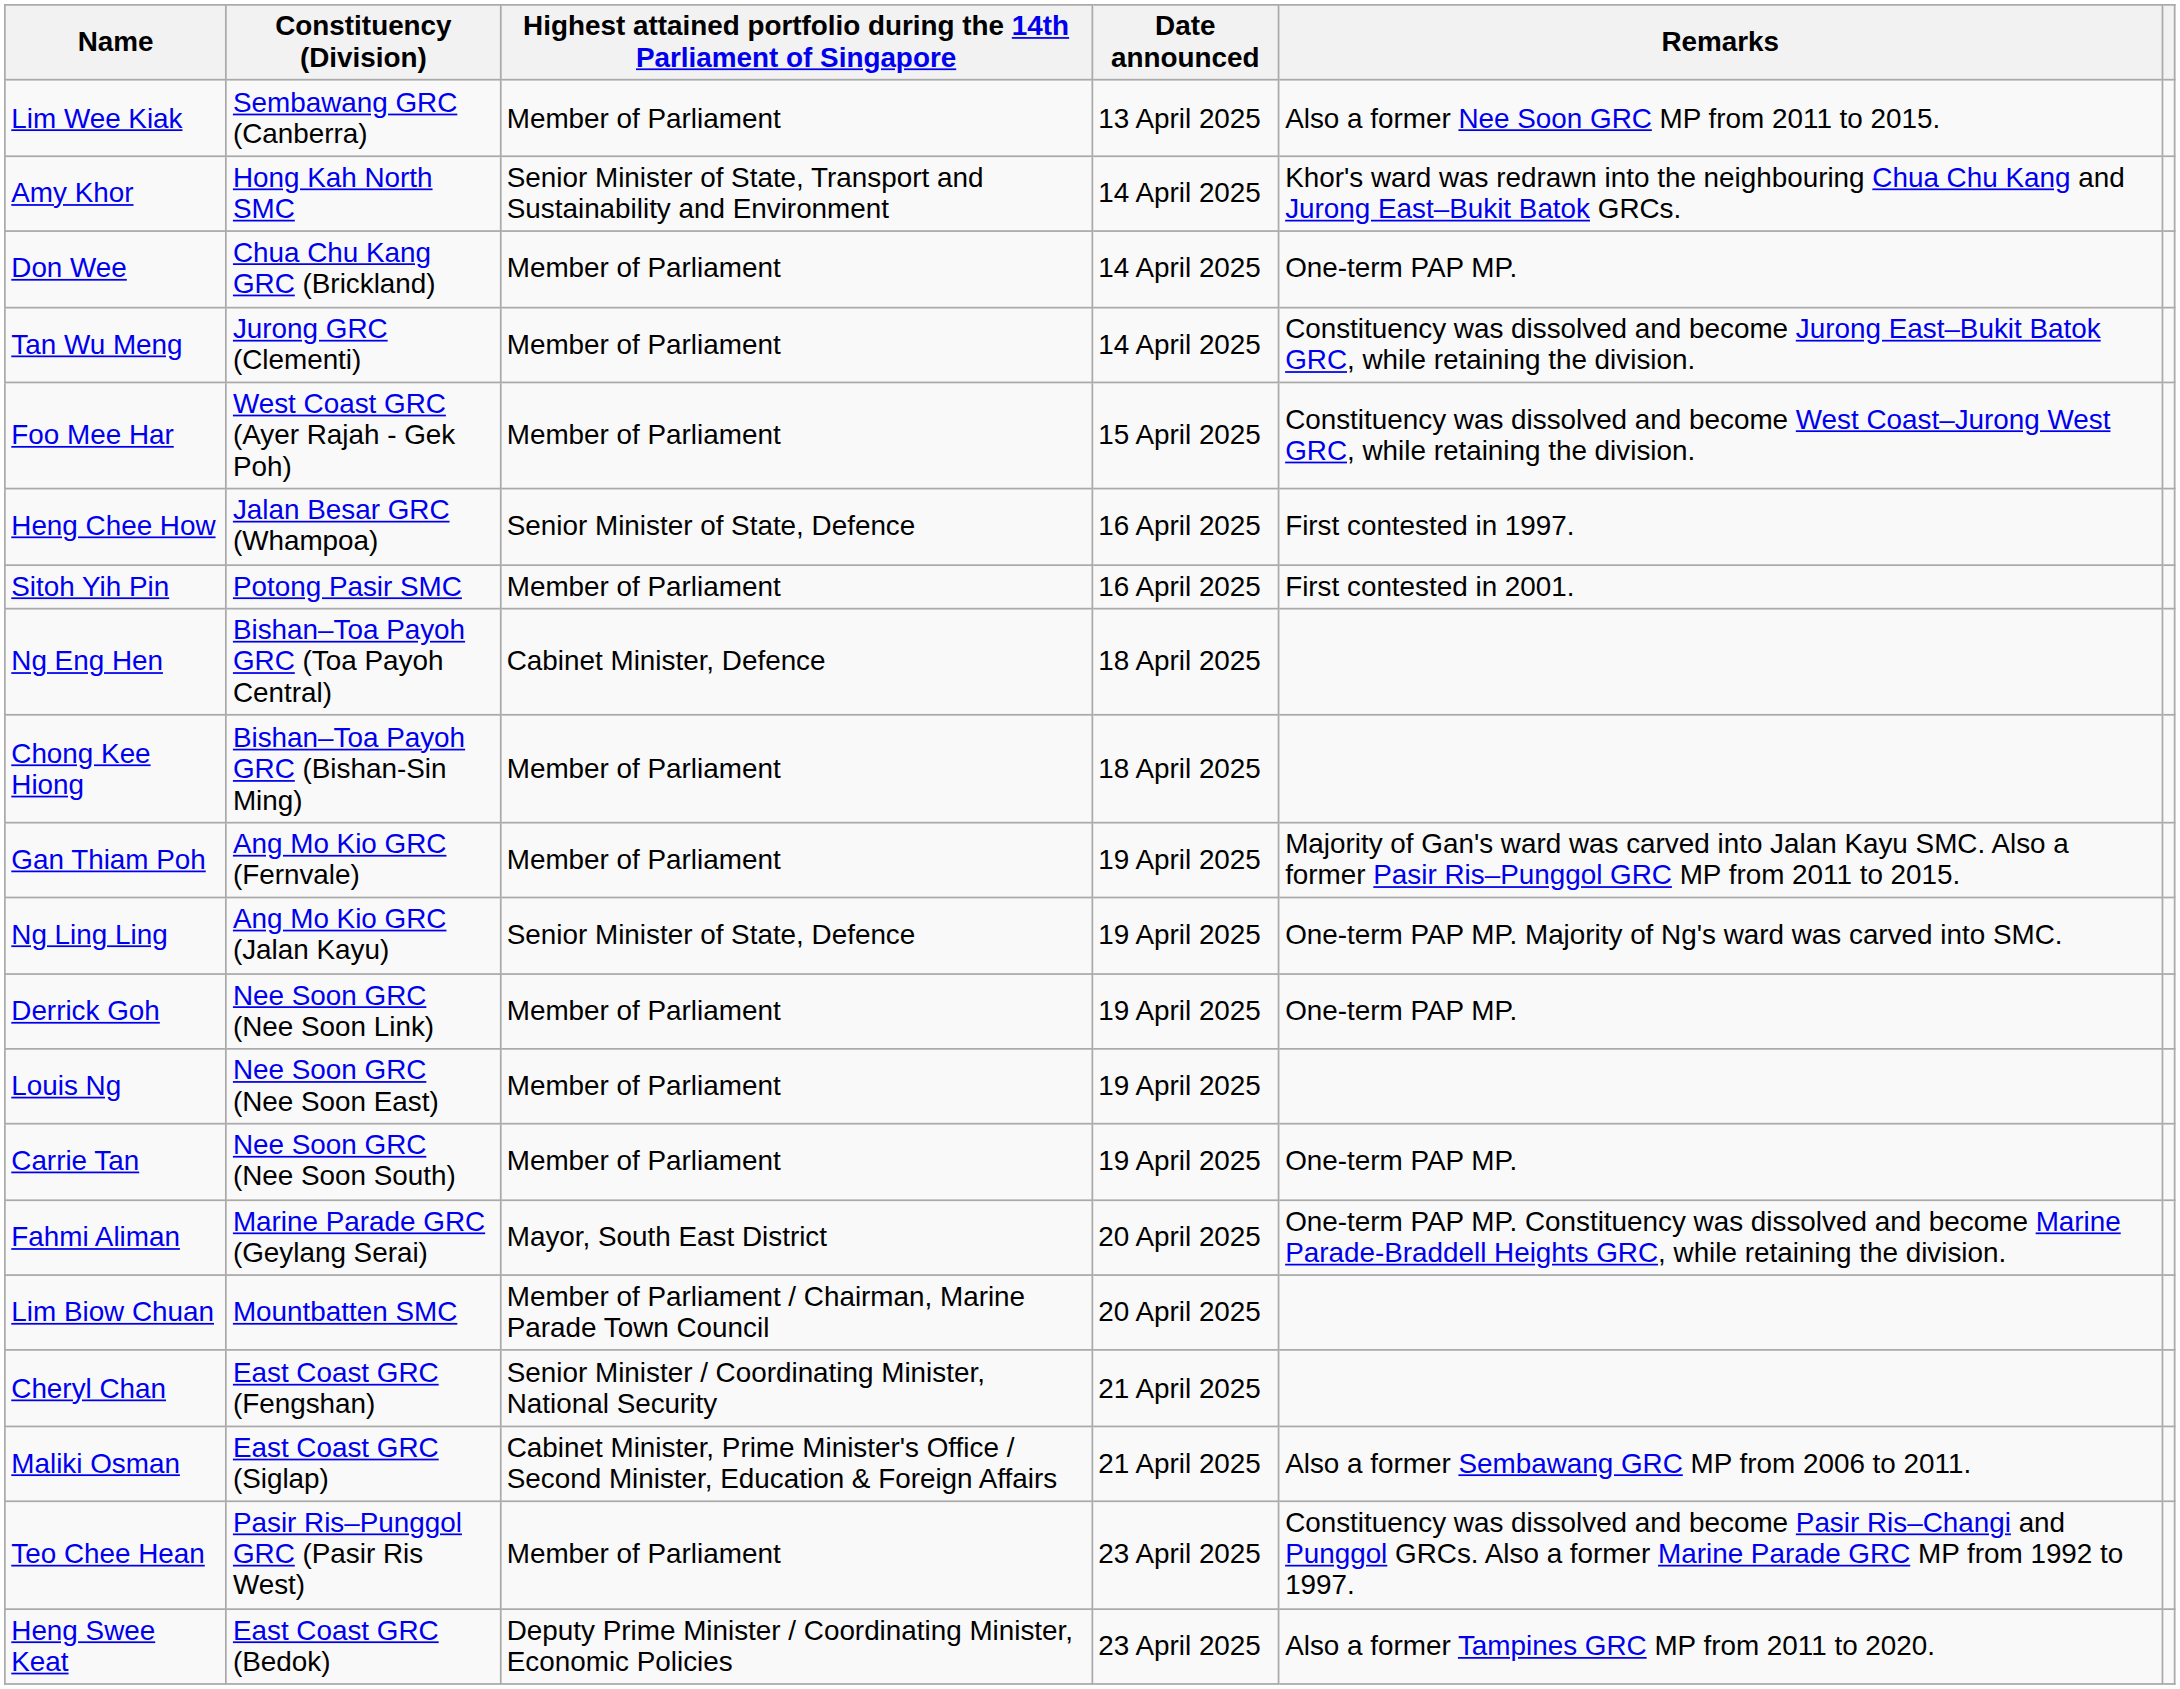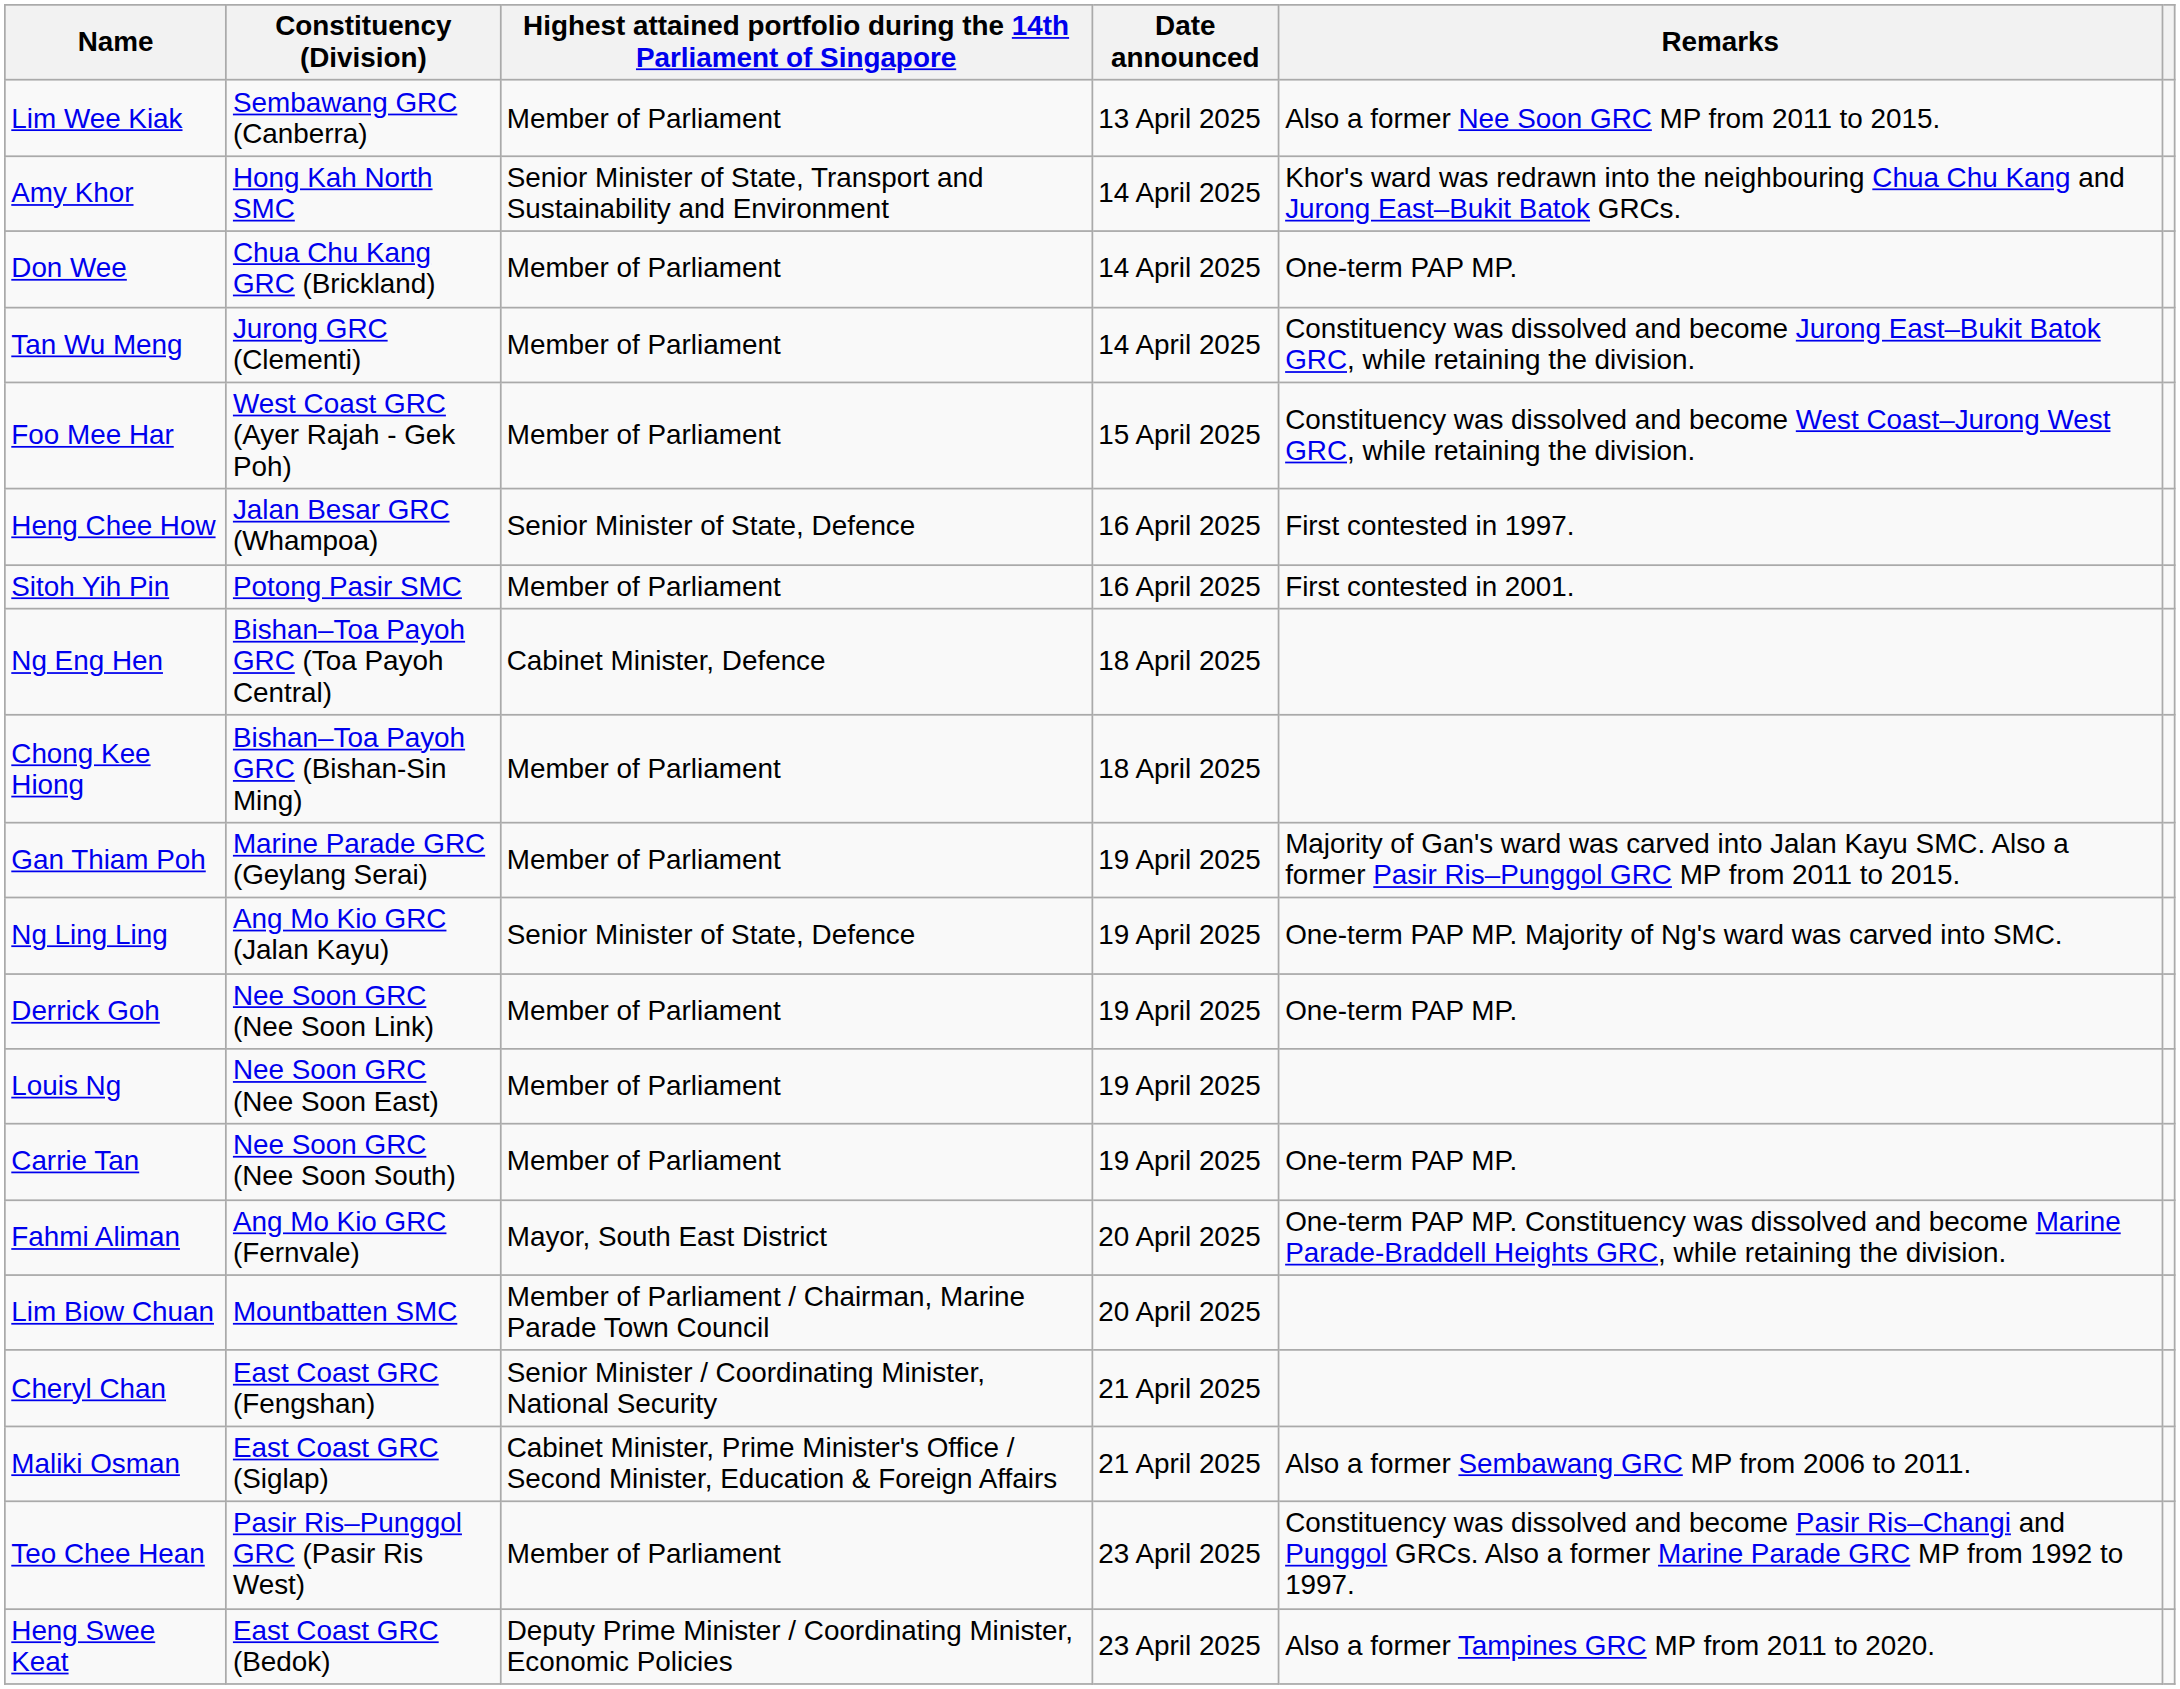(340, 859) Ang Mo Kio GRC (Fernvale) -> (359, 859) Marine Parade GRC (Geylang Serai)
(359, 1236) Marine Parade GRC (Geylang Serai) -> (340, 1236) Ang Mo Kio GRC (Fernvale)
